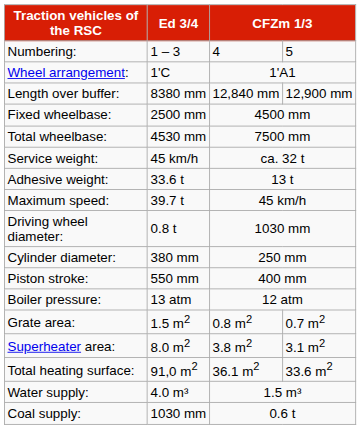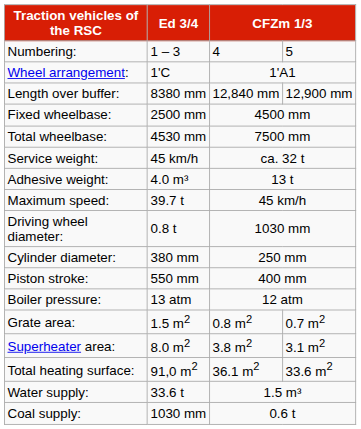(167, 179) 33.6 t -> (169, 179) 4.0 m³
(169, 392) 4.0 m³ -> (167, 392) 33.6 t
